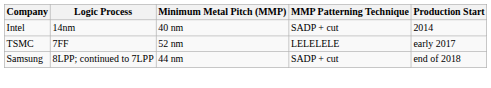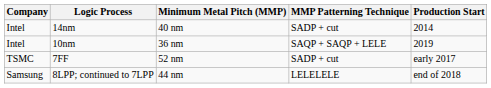+ row: (64, 43)
(315, 43) LELELELE -> (315, 59) SADP + cut
(315, 59) SADP + cut -> (315, 75) LELELELE
